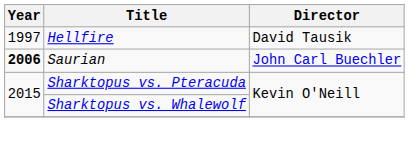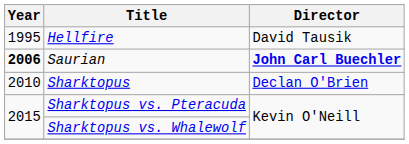(24, 38) 1997 -> (24, 38) 1995
(327, 61) normal -> (327, 61) bold
+ row: (89, 83)
